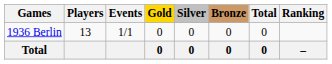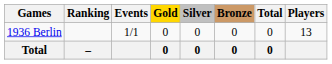columns swapped: (85, 13) <-> (303, 13)
